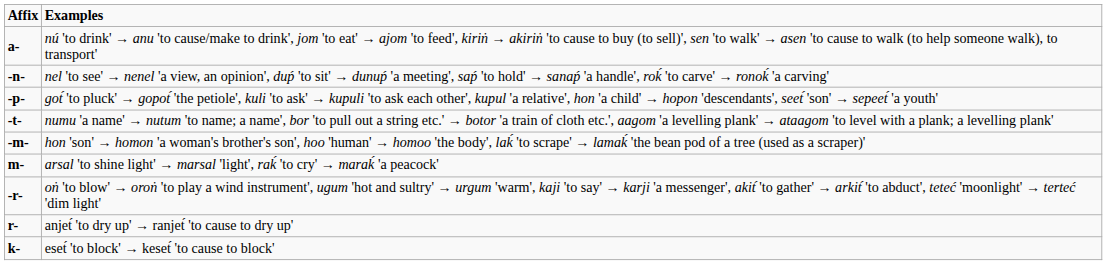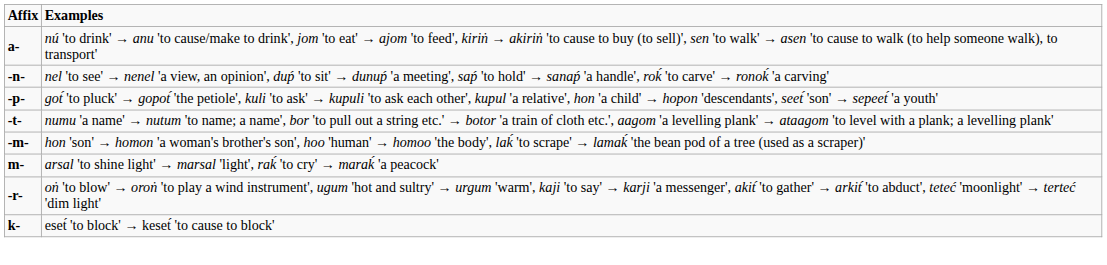- row: (169, 225)
